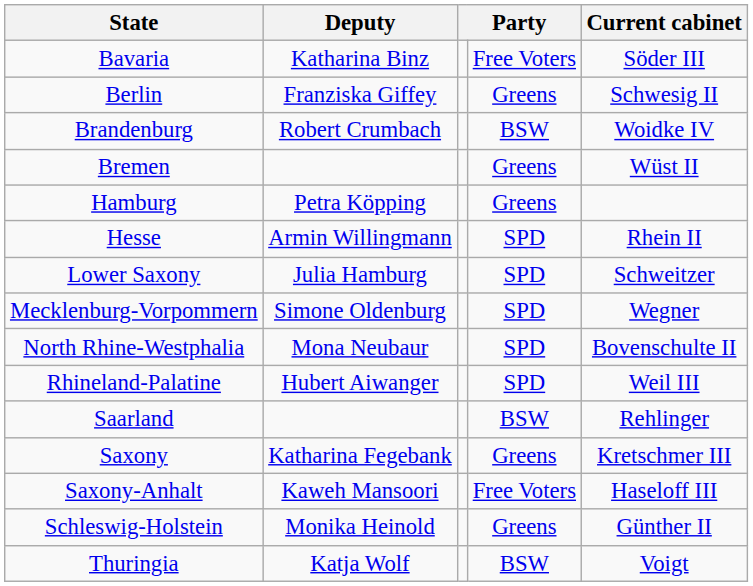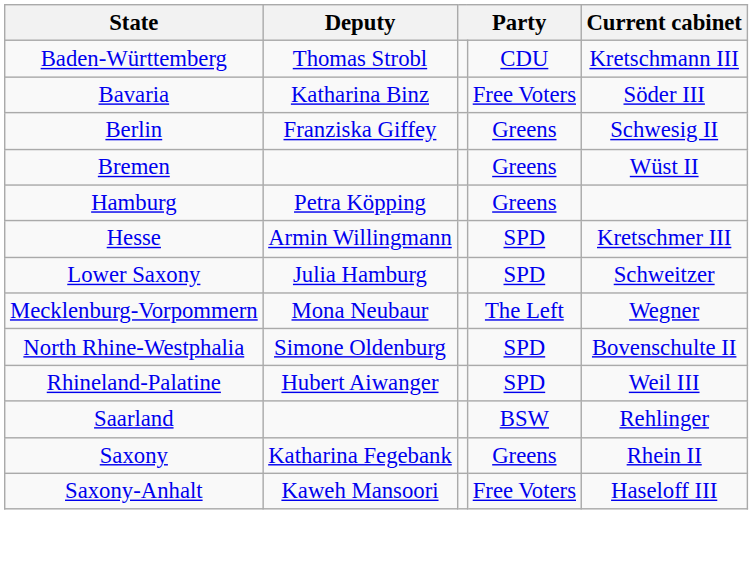+ row: (134, 58)
- row: (134, 130)
(664, 238) Rhein II -> (664, 238) Kretschmer III
(360, 310) Simone Oldenburg -> (360, 310) Mona Neubaur
(524, 310) SPD -> (524, 310) The Left
(360, 346) Mona Neubaur -> (360, 346) Simone Oldenburg
(664, 454) Kretschmer III -> (664, 454) Rhein II
- row: (134, 526)
- row: (134, 563)
